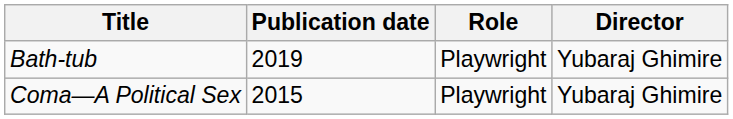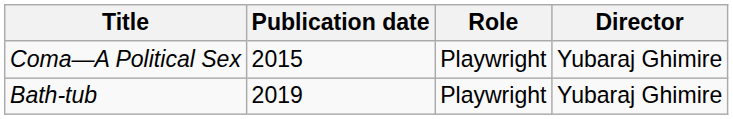rows swapped: (125, 95) <-> (54, 59)
